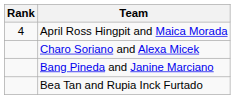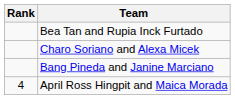rows swapped: (121, 85) <-> (134, 31)
